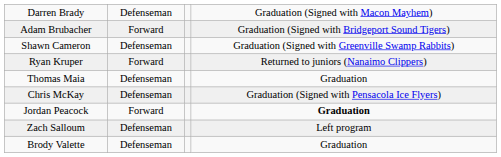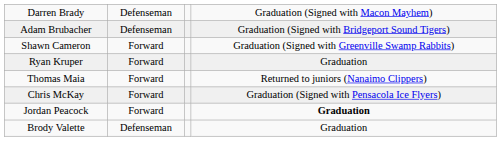(146, 29) Forward -> (146, 29) Defenseman
(146, 45) Defenseman -> (146, 45) Forward
(344, 62) Returned to juniors (Nanaimo Clippers) -> (344, 62) Graduation
(146, 78) Defenseman -> (146, 78) Forward
(344, 78) Graduation -> (344, 78) Returned to juniors (Nanaimo Clippers)
(146, 95) Defenseman -> (146, 95) Forward
- row: (56, 128)
